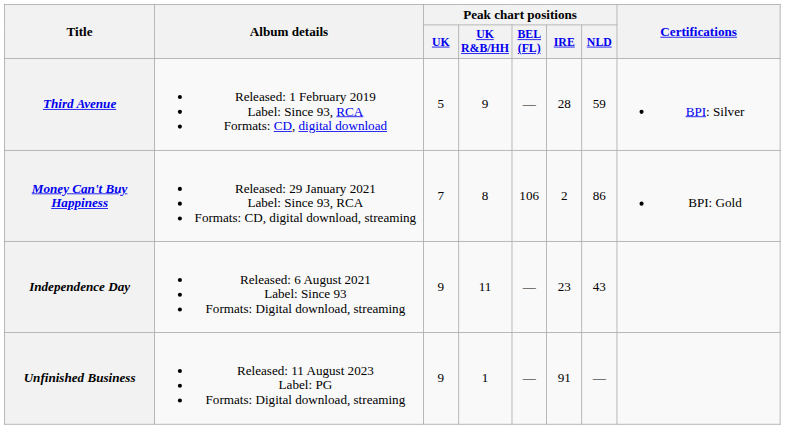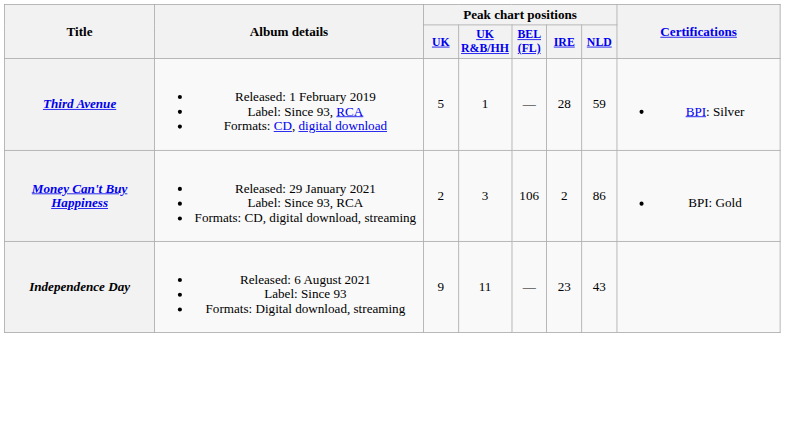(485, 104) 9 -> (485, 104) 1
(441, 195) 7 -> (441, 195) 2
(485, 195) 8 -> (485, 195) 3
- row: (80, 378)
